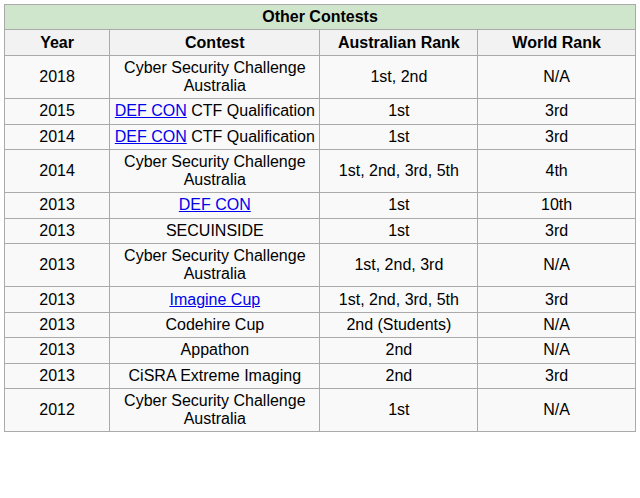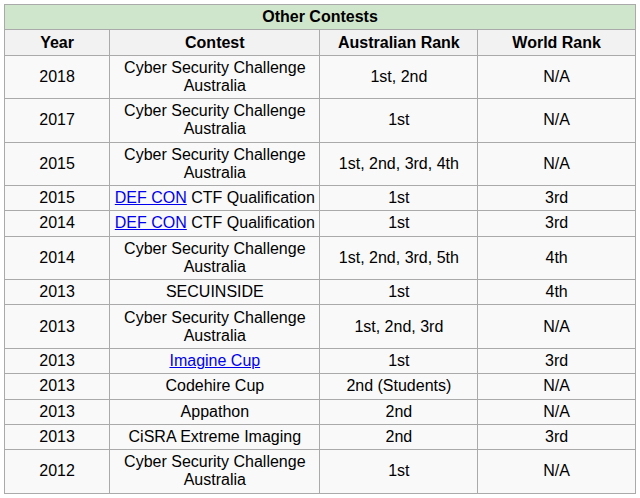+ row: (57, 120)
+ row: (57, 163)
- row: (57, 205)
(557, 230) 3rd -> (557, 292) 4th
(399, 299) 1st, 2nd, 3rd, 5th -> (399, 360) 1st
